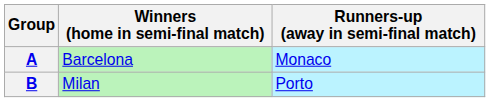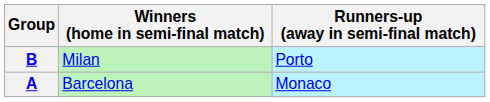rows swapped: (32, 59) <-> (32, 84)
